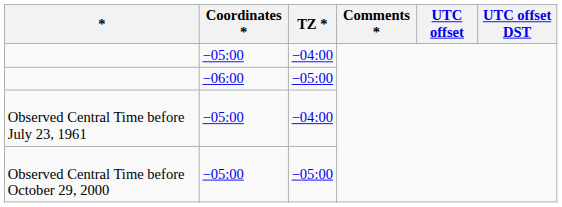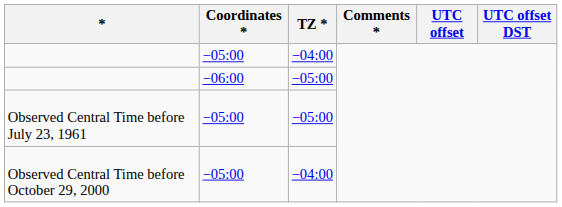(312, 118) −04:00 -> (312, 118) −05:00
(312, 173) −05:00 -> (312, 173) −04:00
